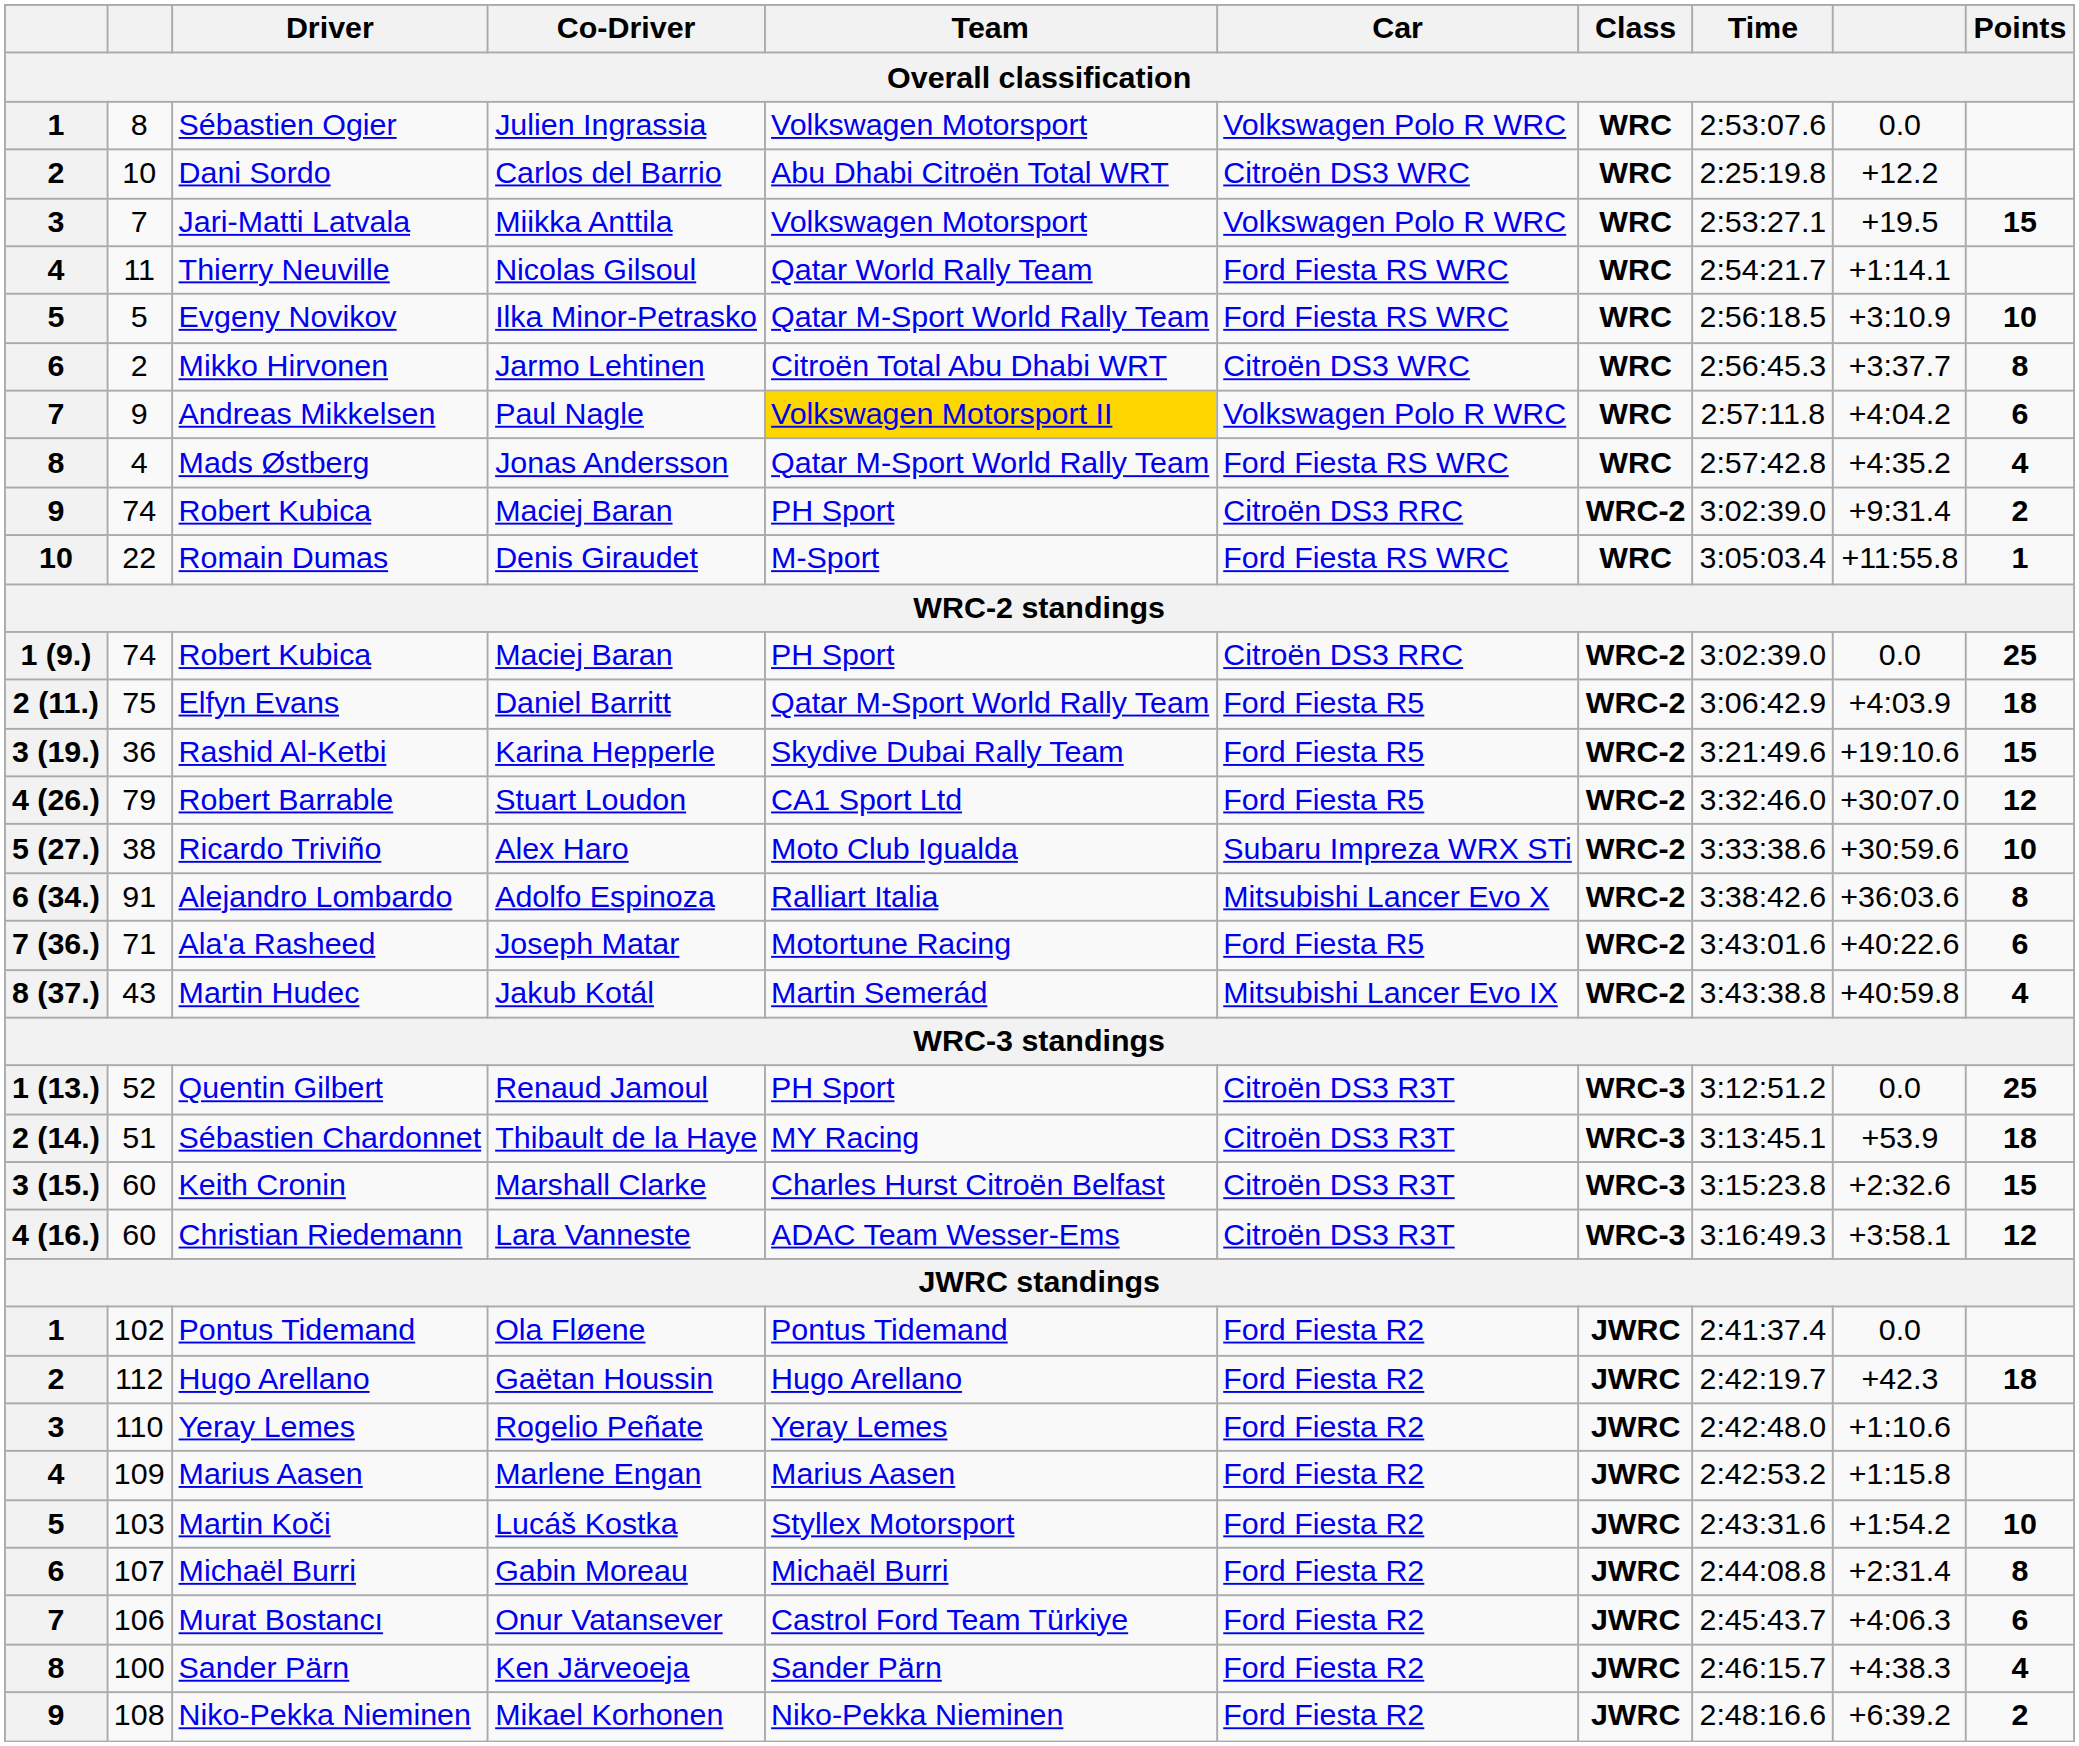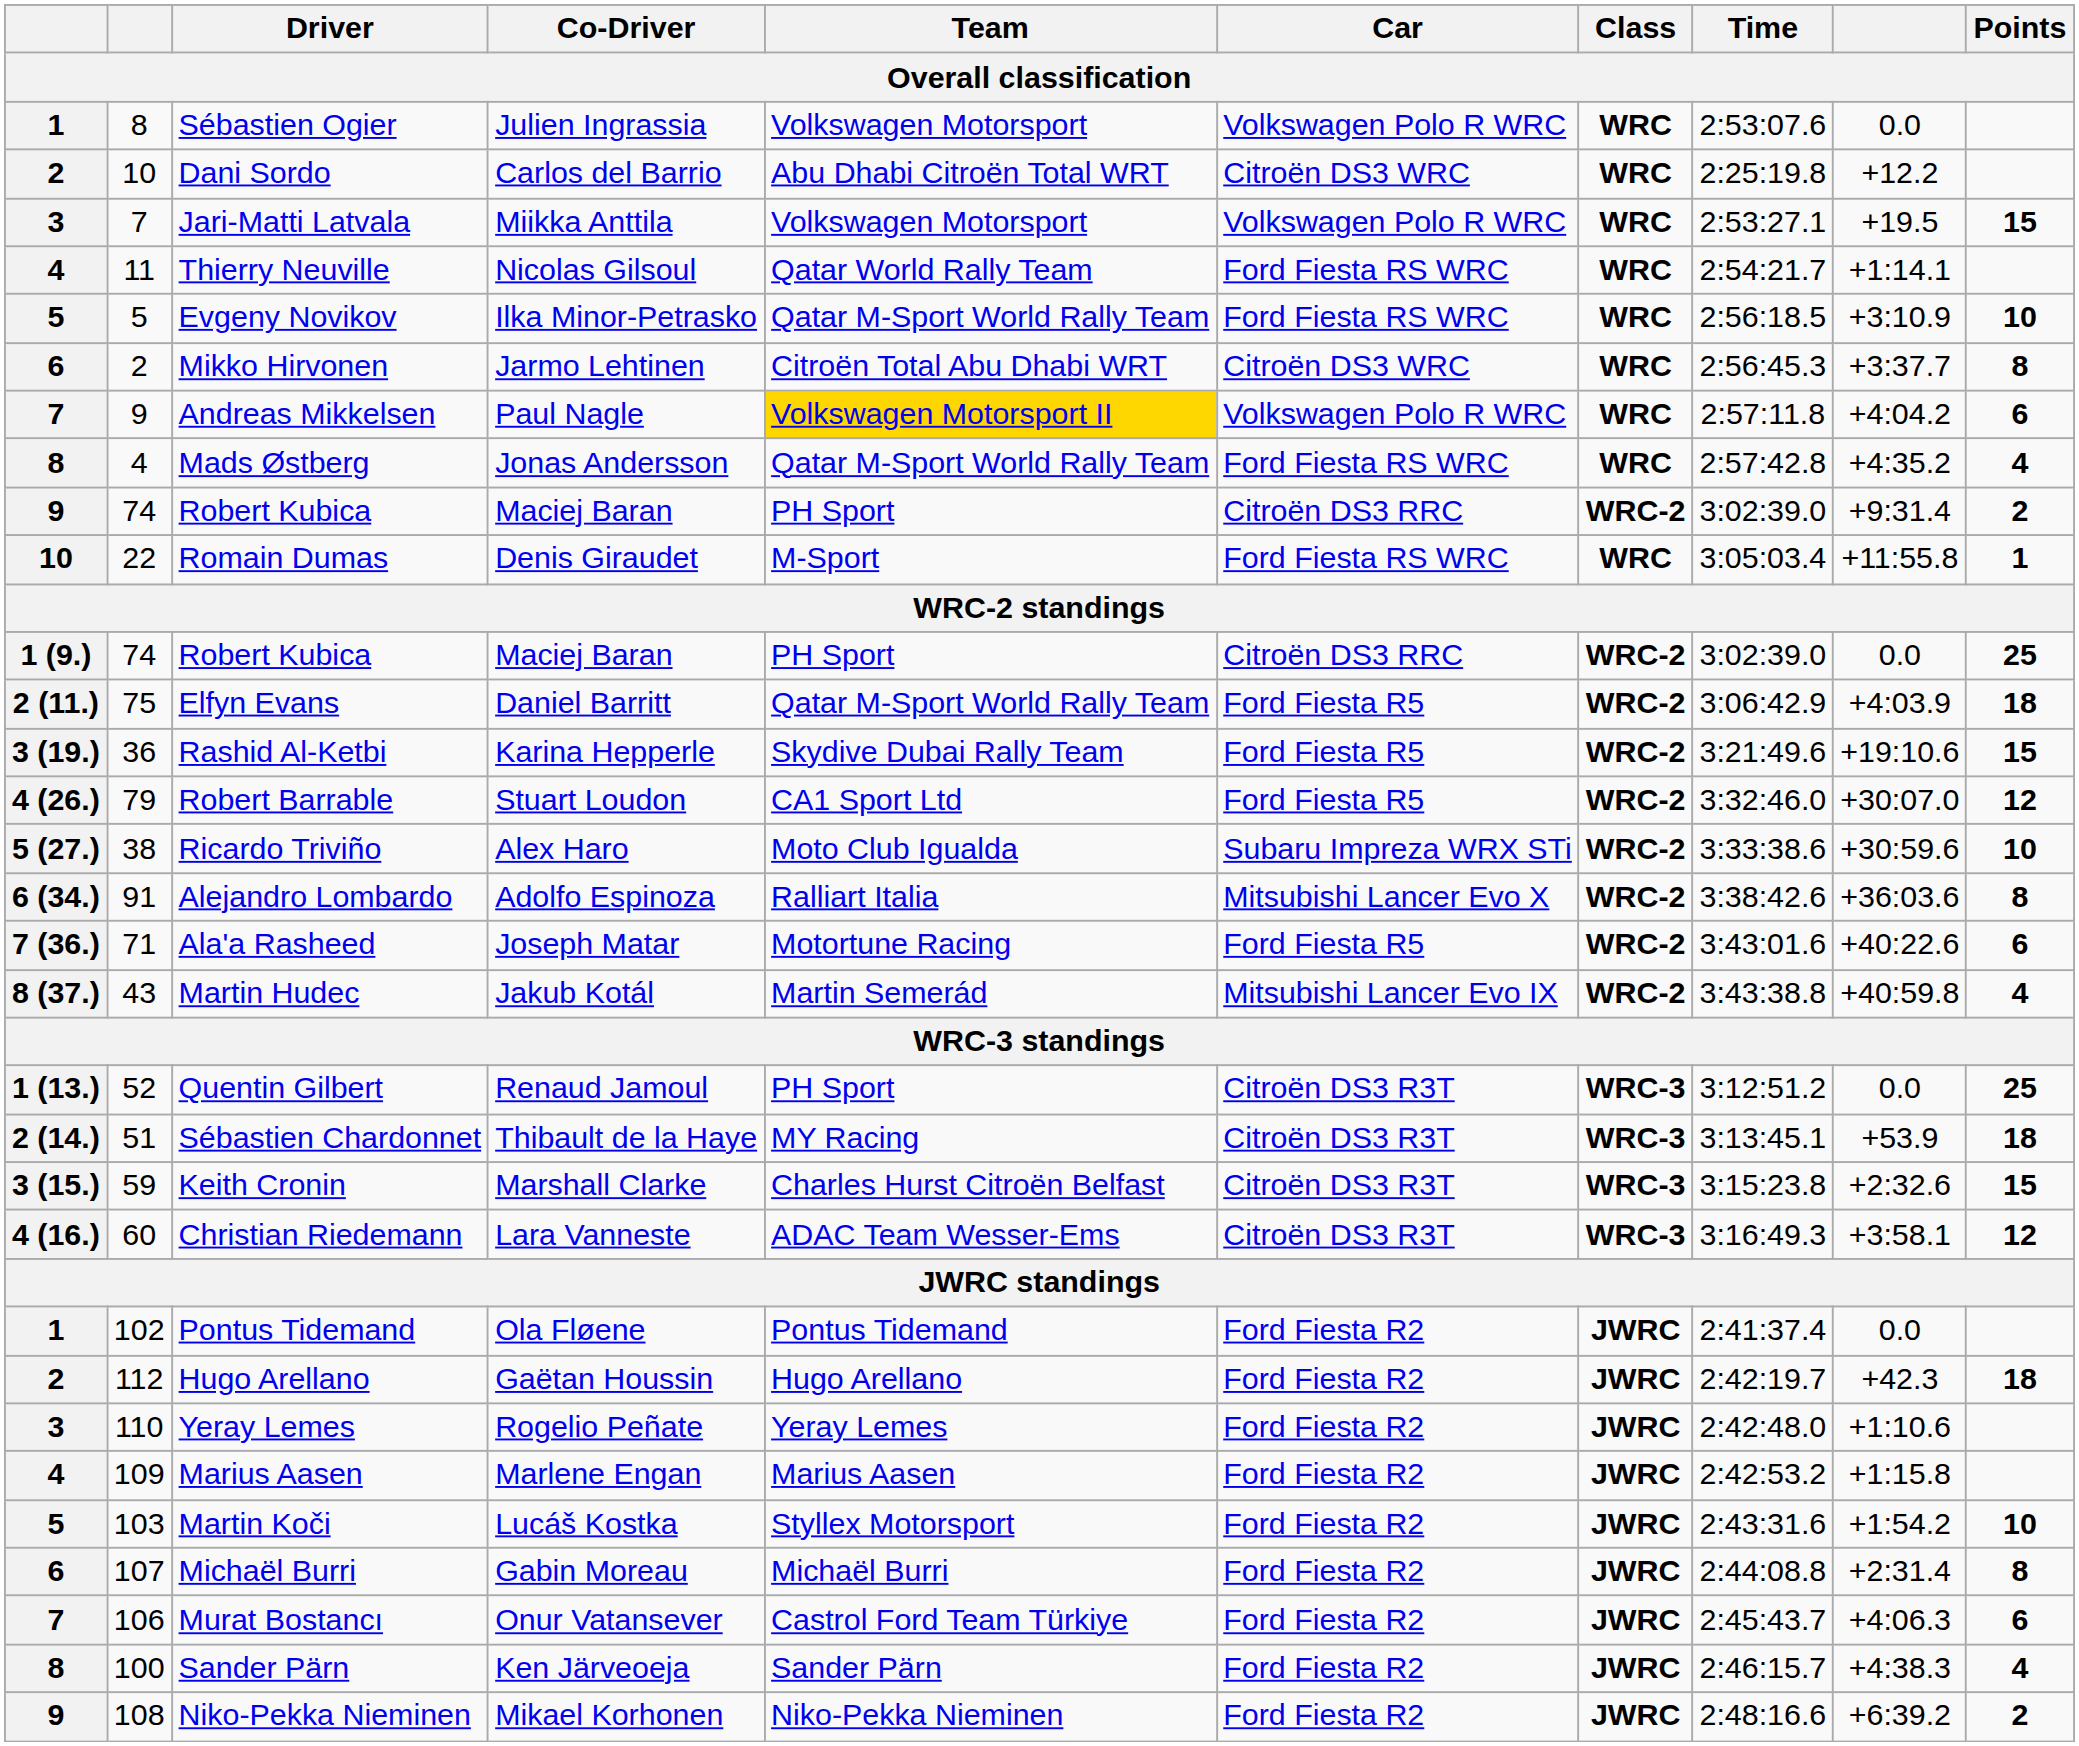(139, 1185) 60 -> (139, 1185) 59
